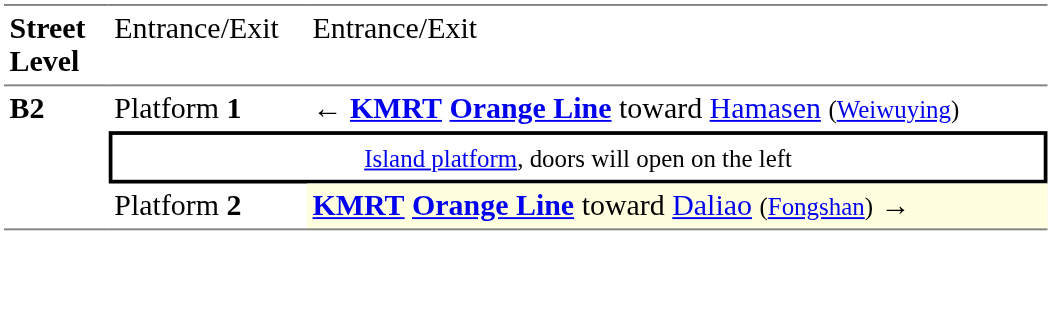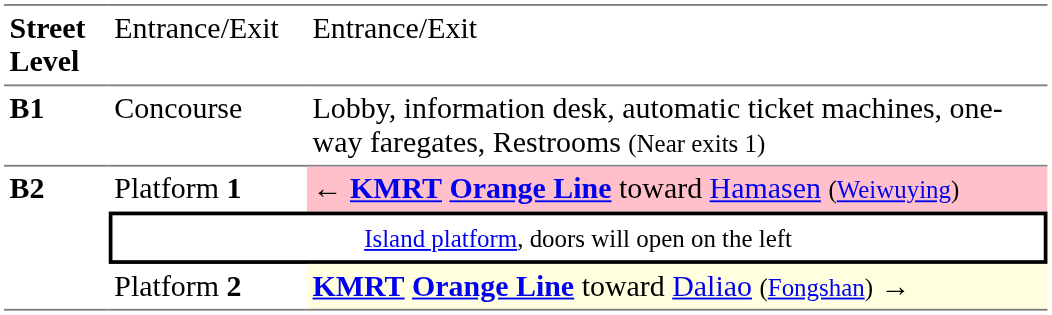+ row: (178, 108)
(636, 108) no background -> (636, 188) pink background
